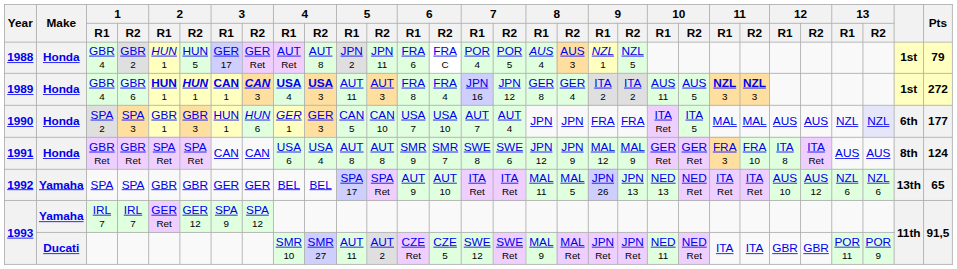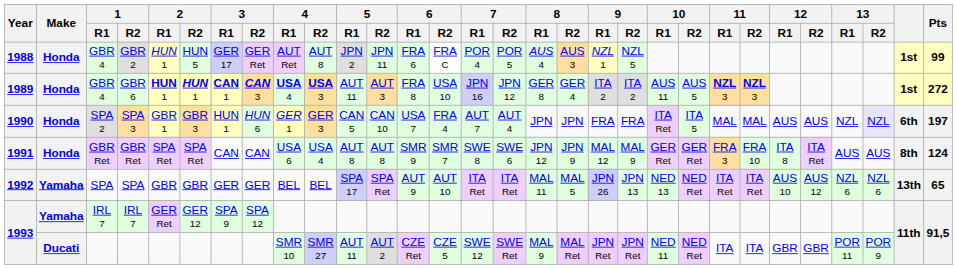(938, 58) 79 -> (938, 58) 99
(445, 90) FRA 4 -> (445, 90) USA 10
(445, 122) USA 10 -> (445, 122) FRA 4
(938, 122) 177 -> (938, 122) 197
